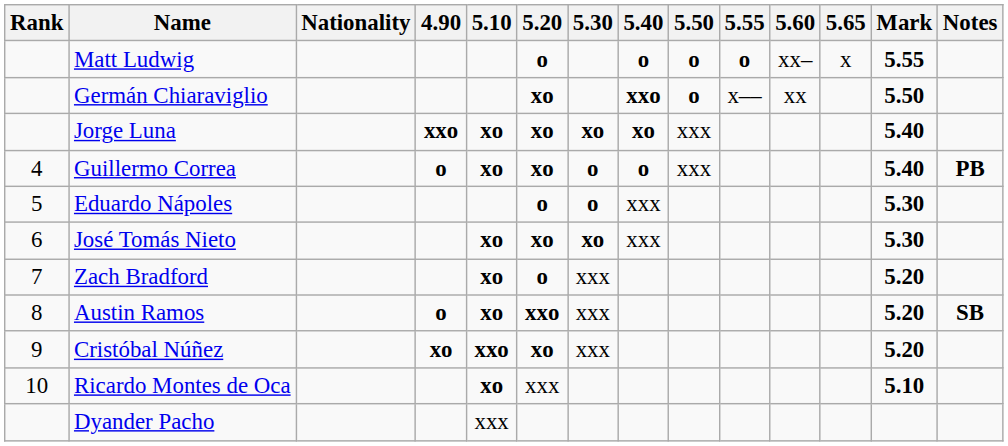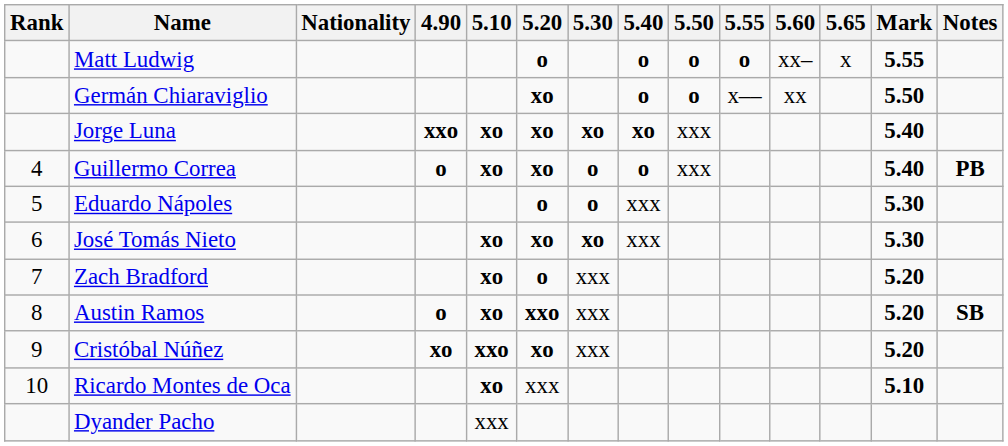(643, 95) xxo -> (643, 95) o
